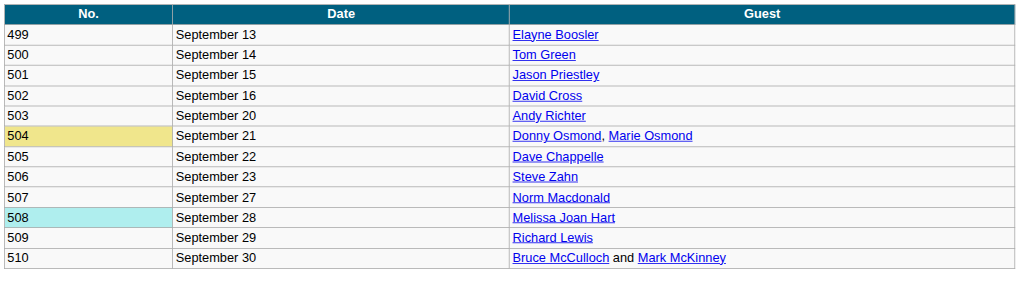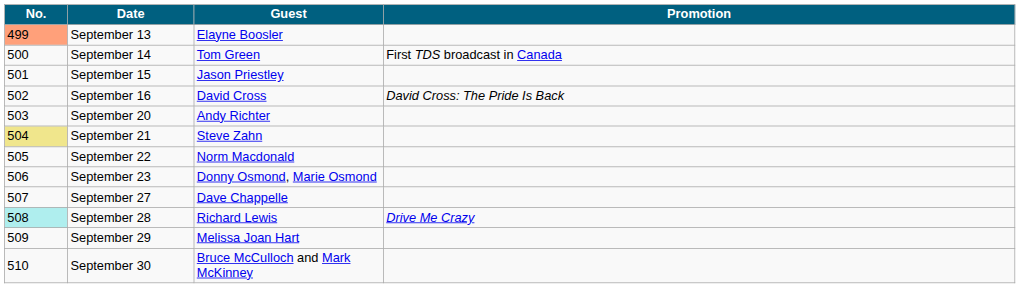+ column: (699, 14)
(18, 34) no background -> (18, 34) lightsalmon background
(603, 136) Donny Osmond, Marie Osmond -> (230, 136) Steve Zahn
(558, 156) Dave Chappelle -> (246, 156) Norm Macdonald
(545, 177) Steve Zahn -> (287, 177) Donny Osmond, Marie Osmond
(561, 197) Norm Macdonald -> (242, 197) Dave Chappelle
(564, 217) Melissa Joan Hart -> (237, 217) Richard Lewis
(553, 237) Richard Lewis -> (248, 237) Melissa Joan Hart
